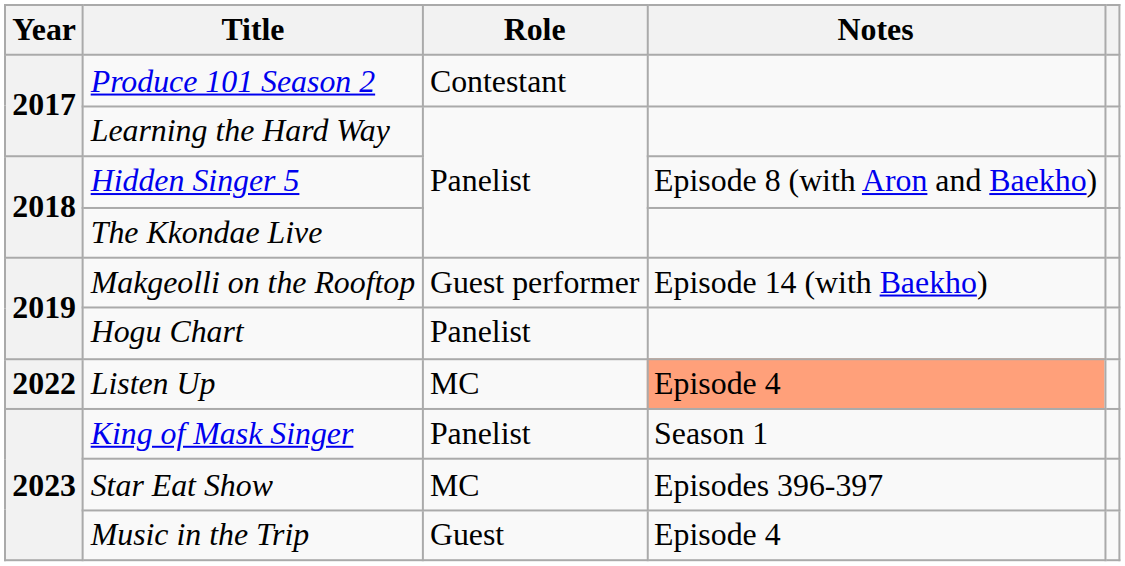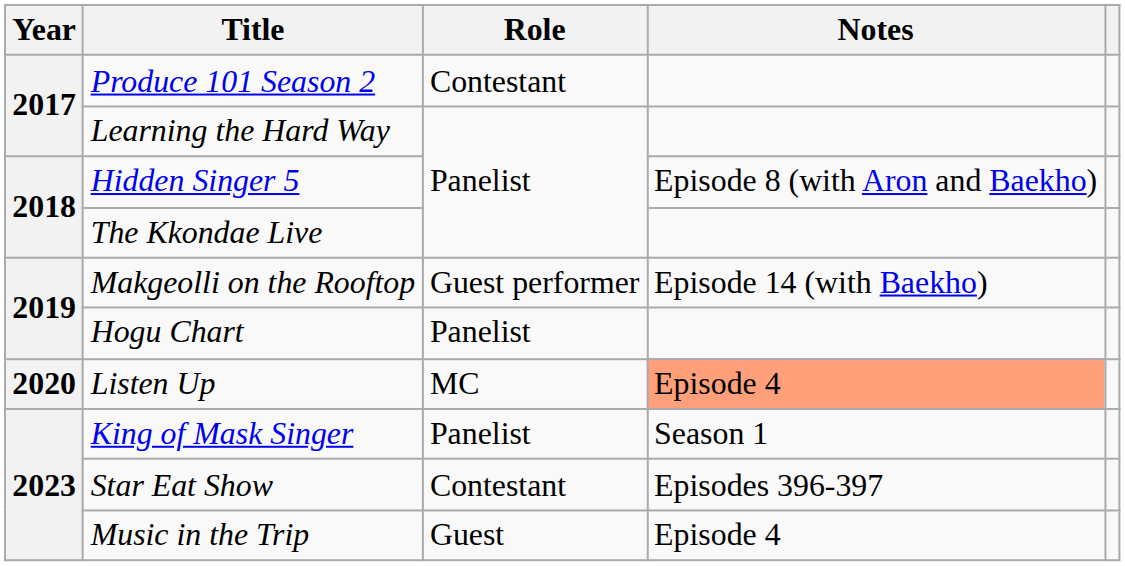(44, 383) 2022 -> (44, 383) 2020
(455, 484) MC -> (498, 484) Contestant
